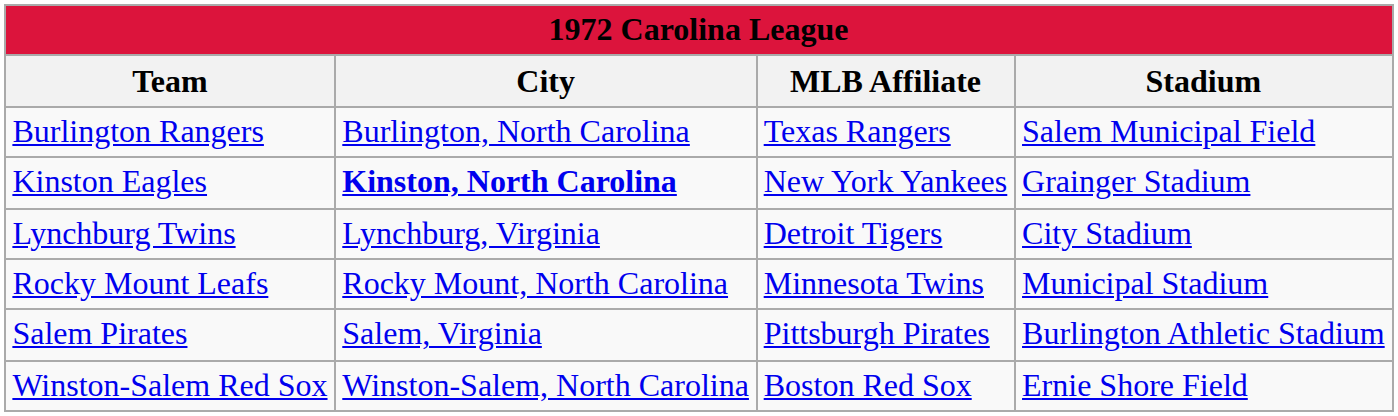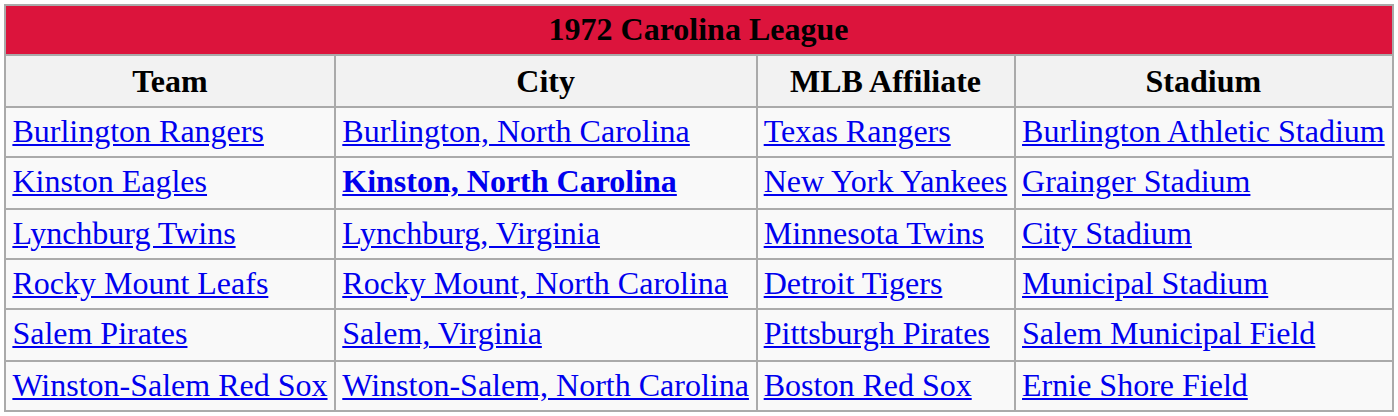(1169, 131) Salem Municipal Field -> (1203, 131) Burlington Athletic Stadium
(853, 232) Detroit Tigers -> (874, 232) Minnesota Twins
(874, 283) Minnesota Twins -> (853, 283) Detroit Tigers
(1203, 334) Burlington Athletic Stadium -> (1169, 334) Salem Municipal Field
